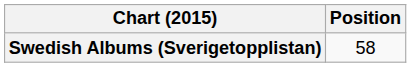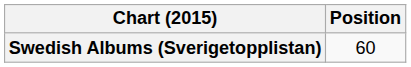(365, 47) 58 -> (365, 47) 60
